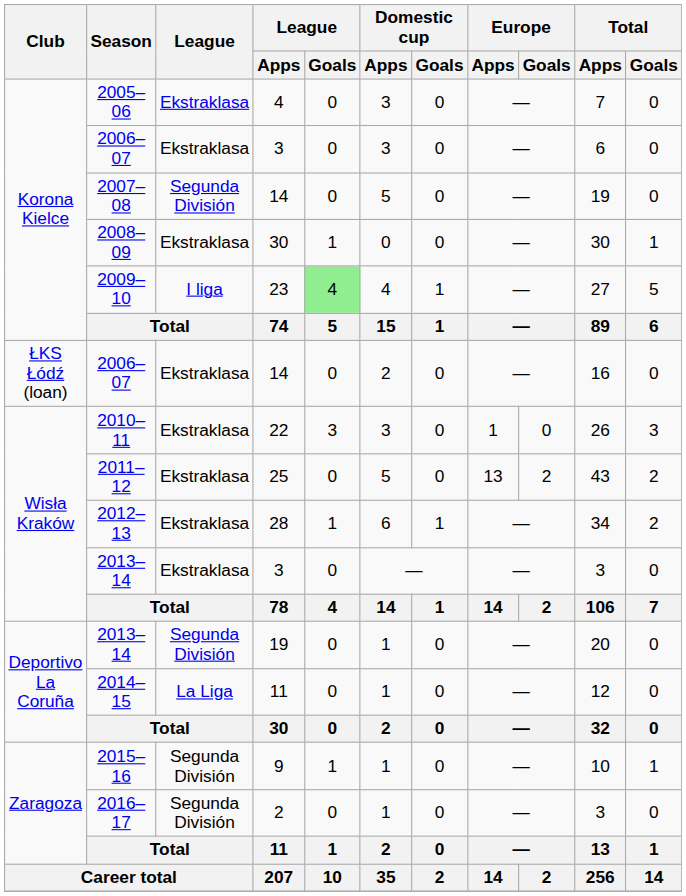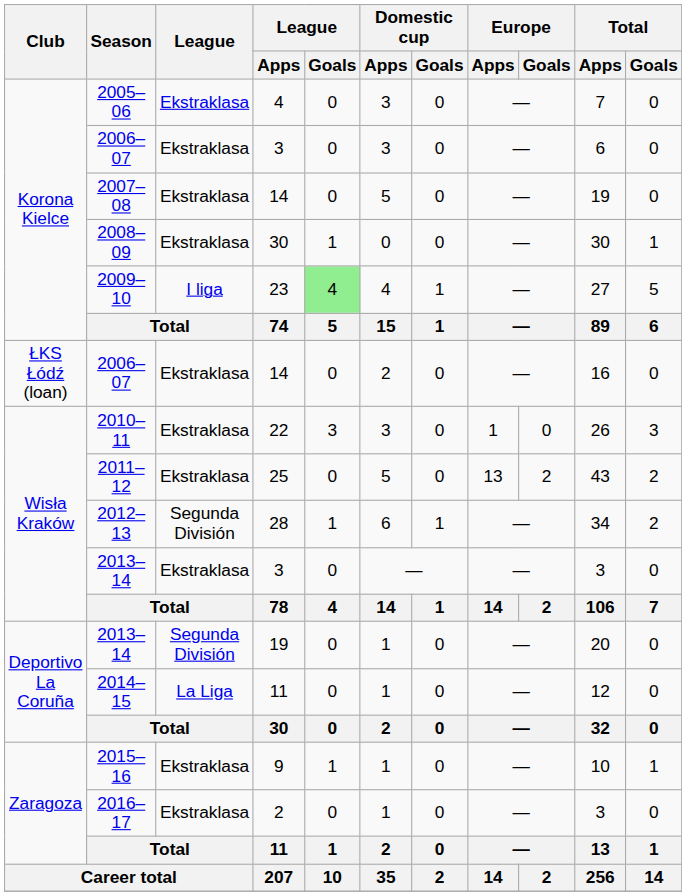(205, 195) Segunda División -> (205, 195) Ekstraklasa
(205, 523) Ekstraklasa -> (205, 523) Segunda División
(205, 765) Segunda División -> (205, 765) Ekstraklasa
(205, 812) Segunda División -> (205, 812) Ekstraklasa
